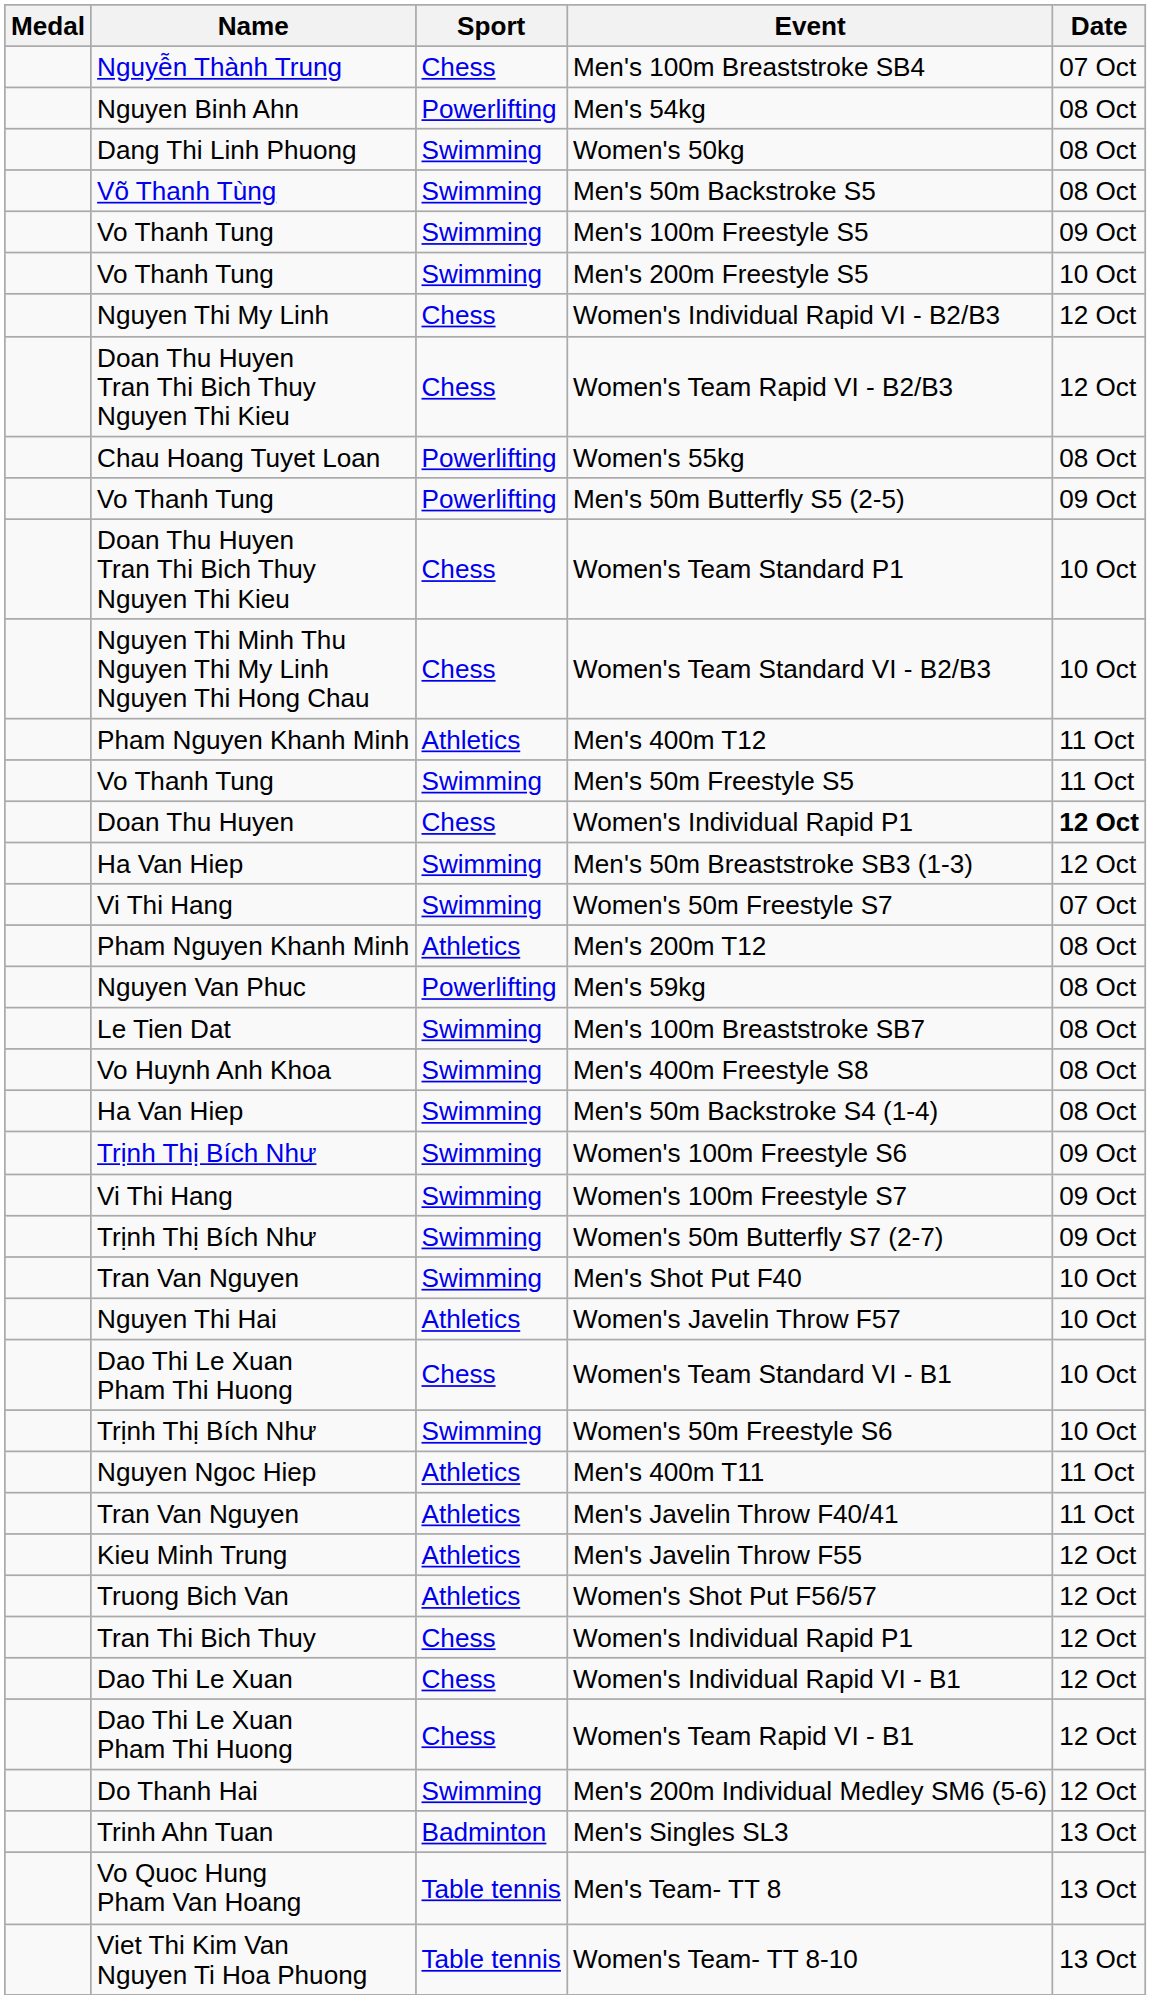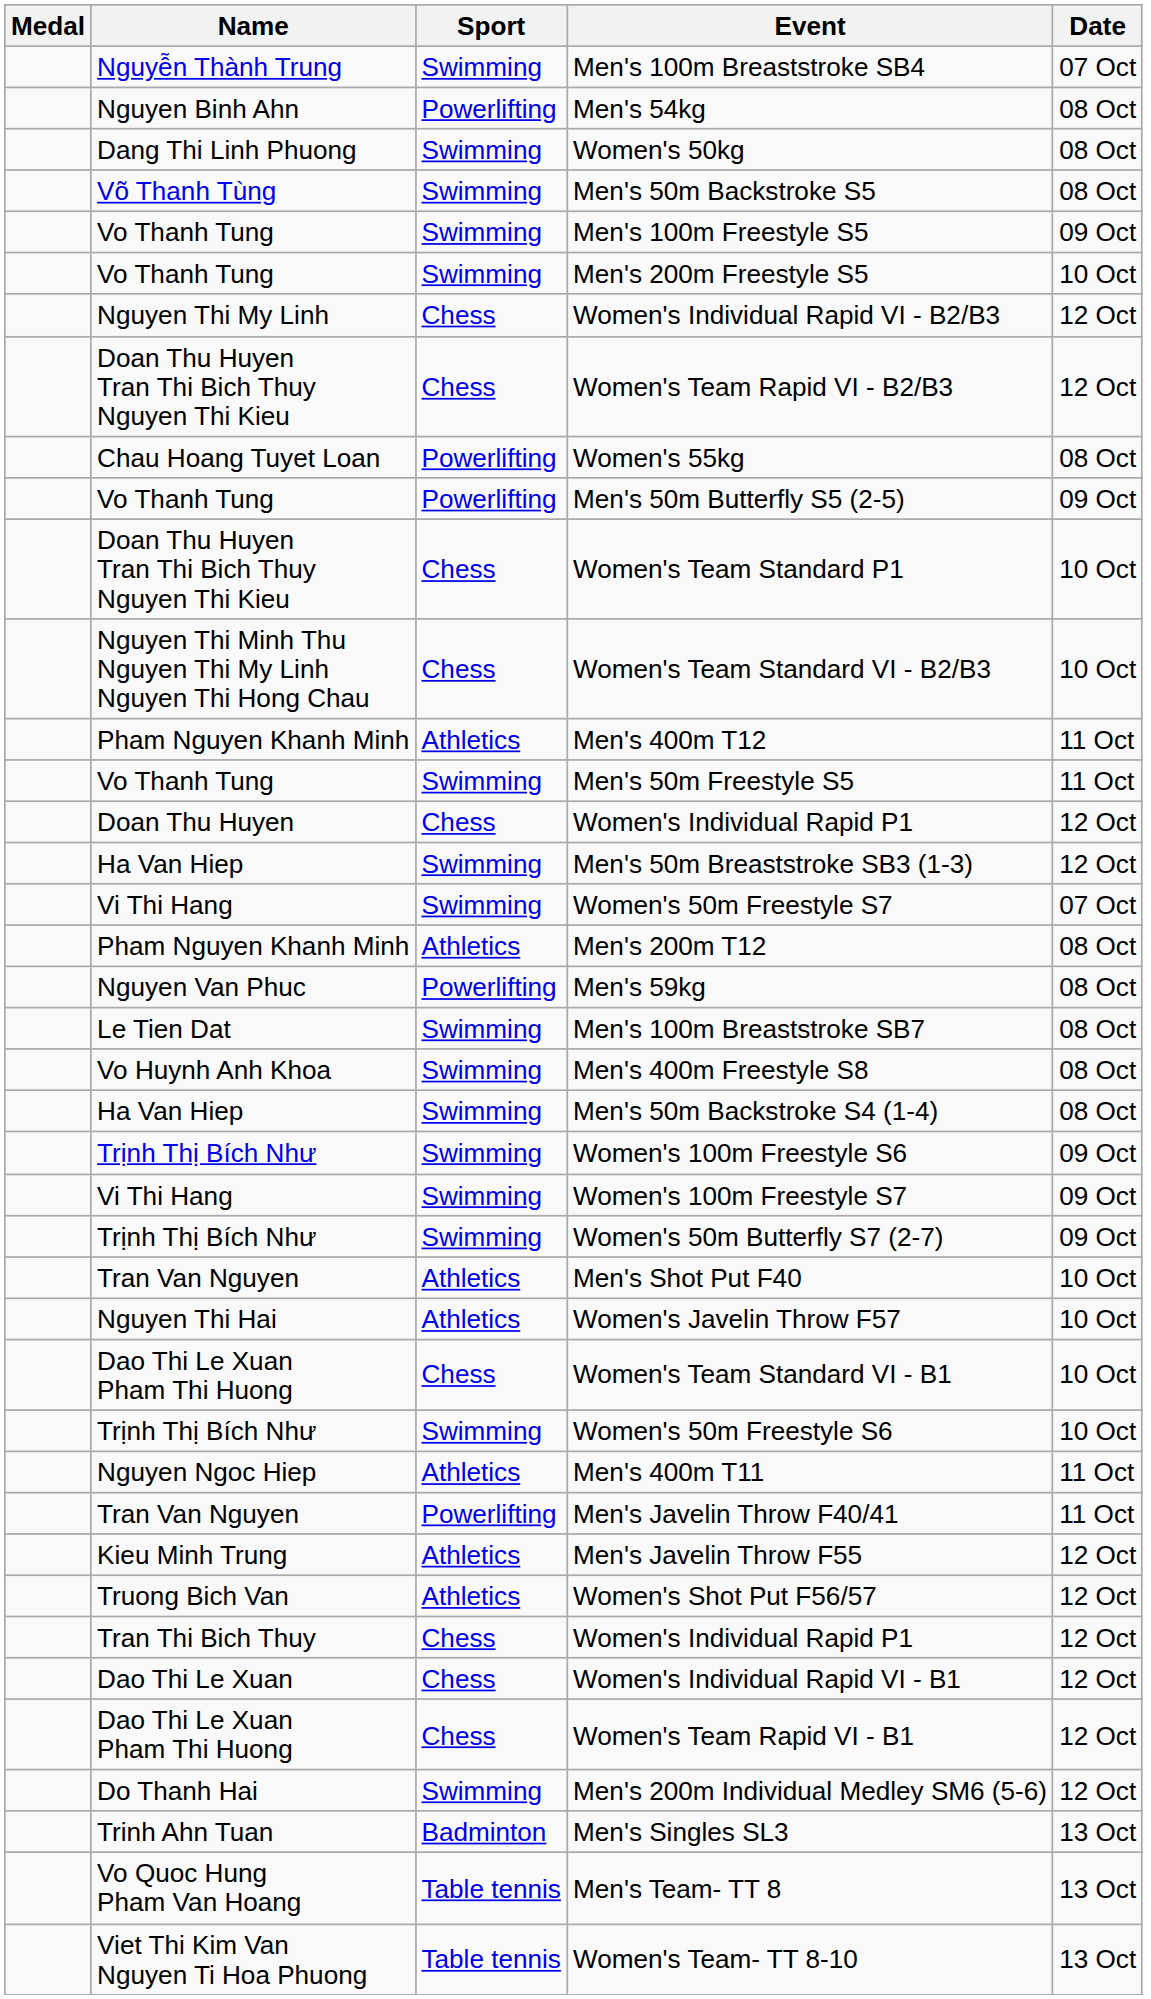(459, 67) Chess -> (482, 67) Swimming
(1099, 822) bold -> (1098, 822) normal
(482, 1277) Swimming -> (471, 1277) Athletics
(471, 1513) Athletics -> (489, 1513) Powerlifting
